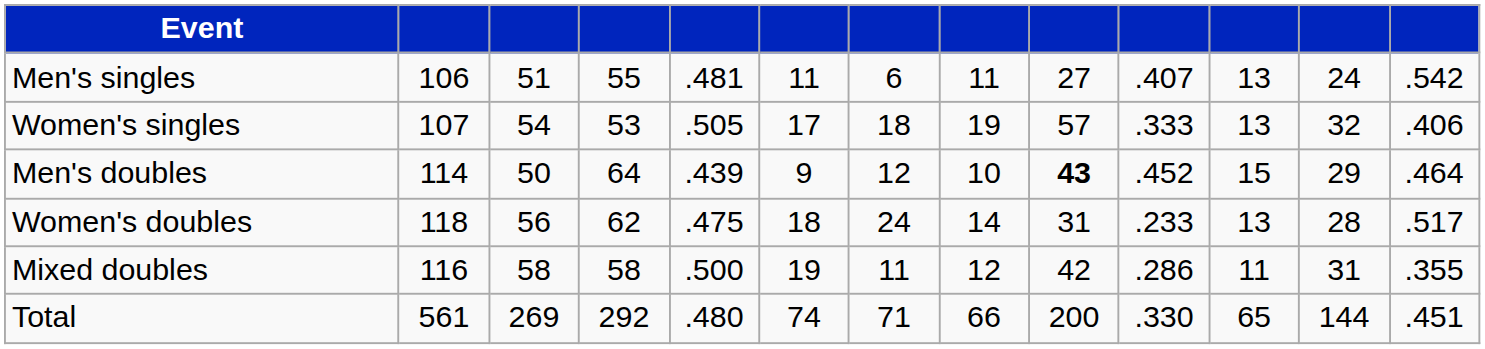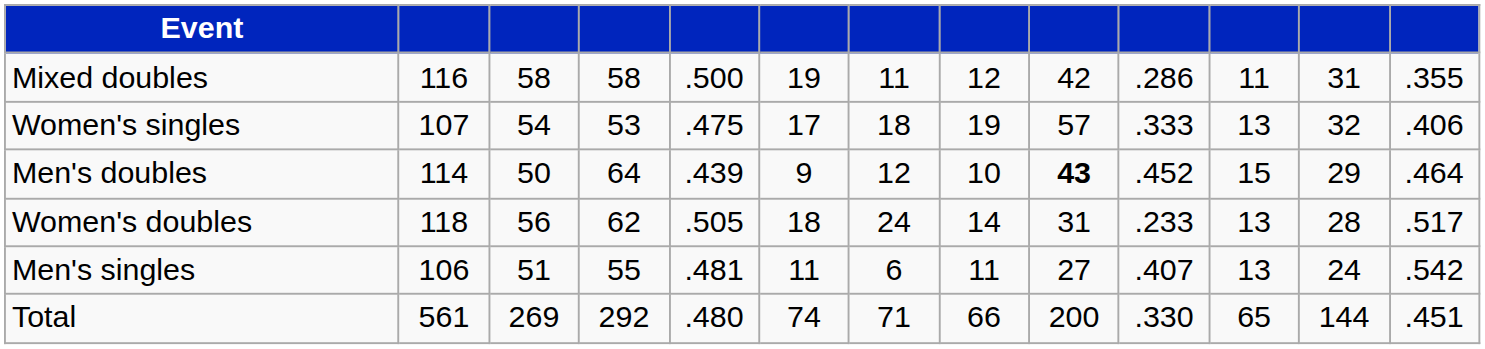rows swapped: (104, 76) <-> (110, 269)
(714, 125) .505 -> (714, 125) .475
(714, 221) .475 -> (714, 221) .505
